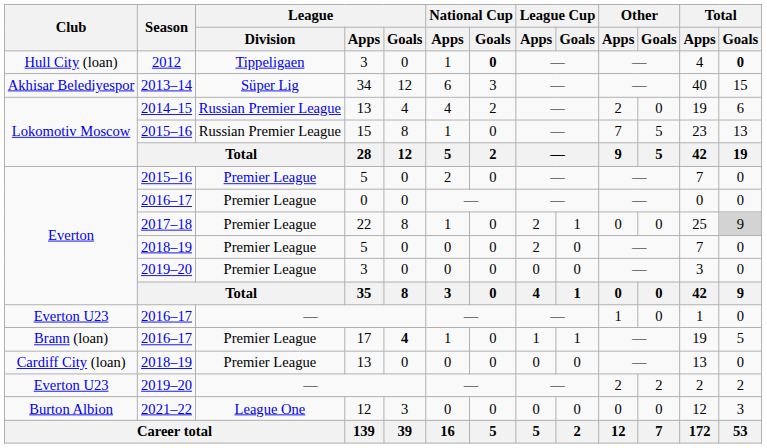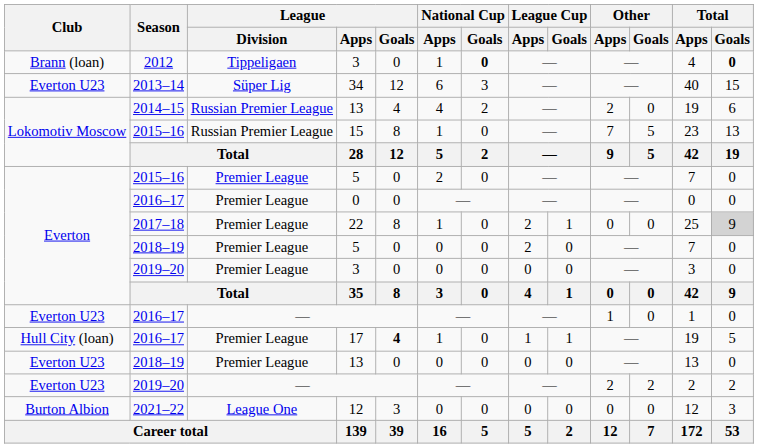(71, 62) Hull City (loan) -> (67, 62) Brann (loan)
(71, 85) Akhisar Belediyespor -> (67, 85) Everton U23
(71, 339) Brann (loan) -> (67, 339) Hull City (loan)
(71, 362) Cardiff City (loan) -> (67, 362) Everton U23
